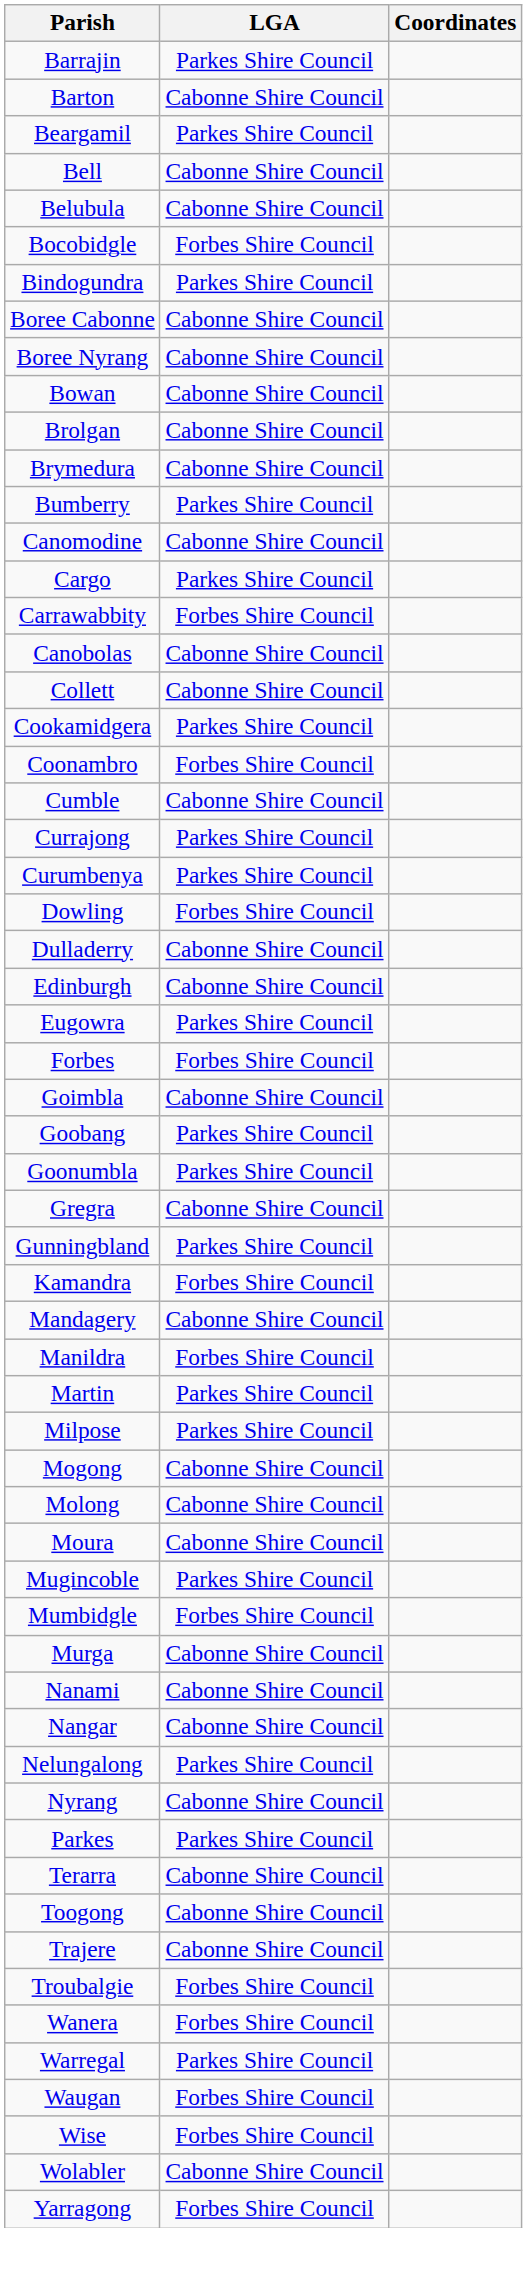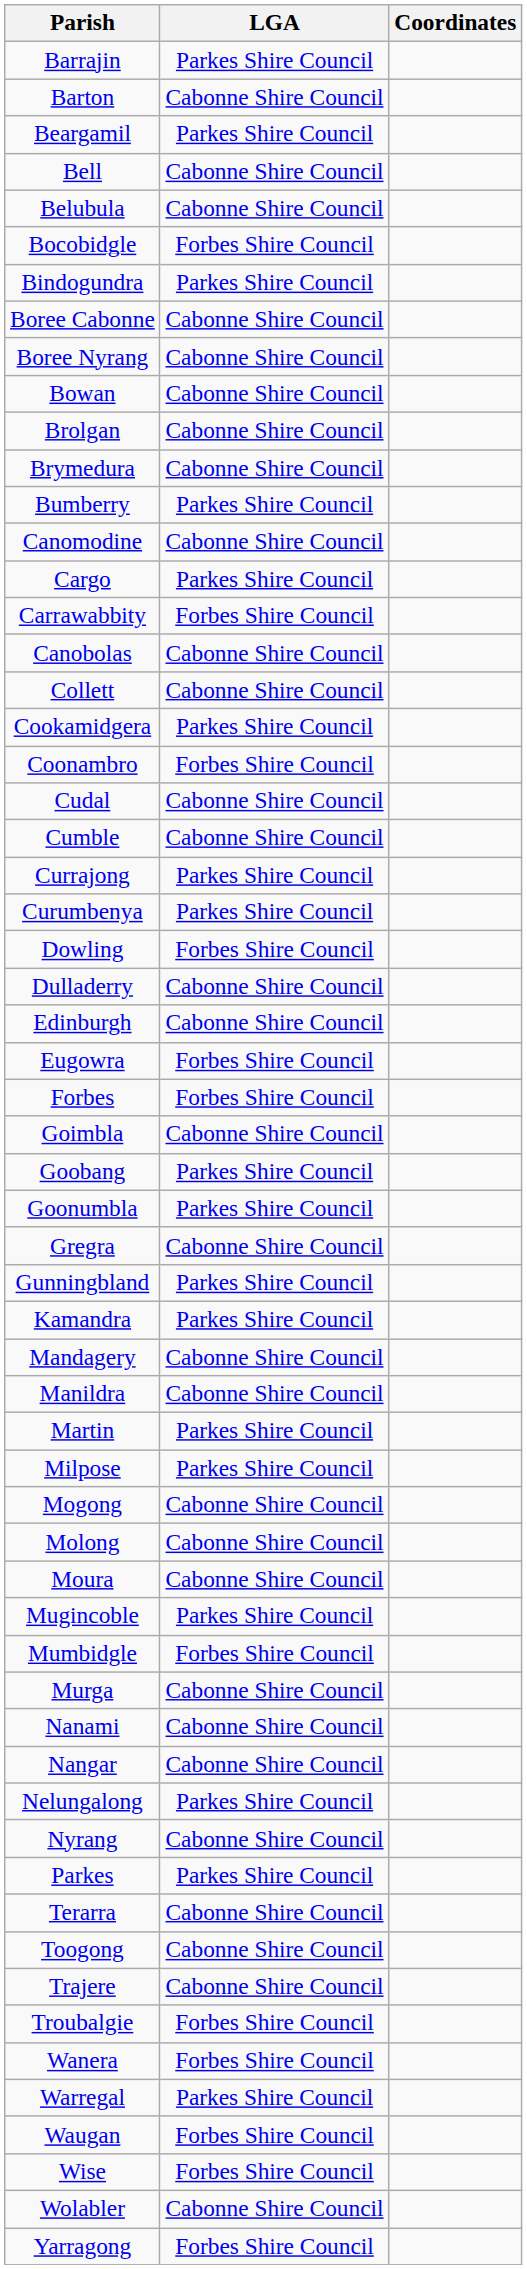+ row: (82, 801)
(275, 1023) Parkes Shire Council -> (275, 1060) Forbes Shire Council
(275, 1282) Forbes Shire Council -> (275, 1319) Parkes Shire Council
(275, 1356) Forbes Shire Council -> (275, 1393) Cabonne Shire Council
